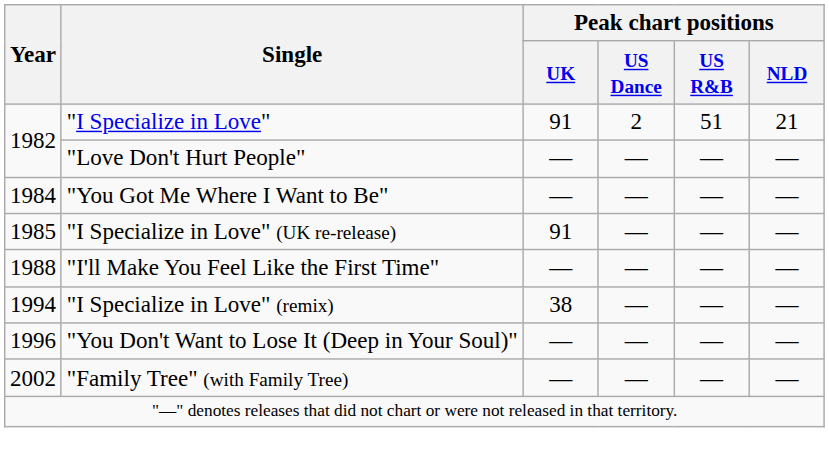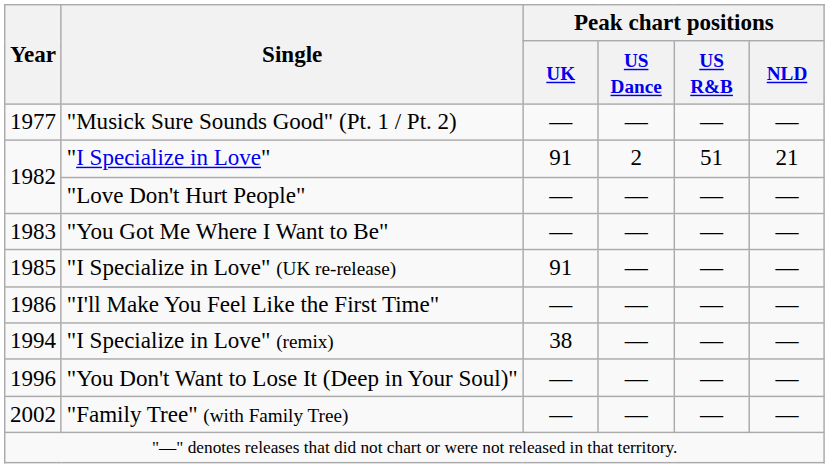+ row: (262, 121)
(33, 194) 1984 -> (33, 231) 1983
(33, 267) 1988 -> (33, 304) 1986
